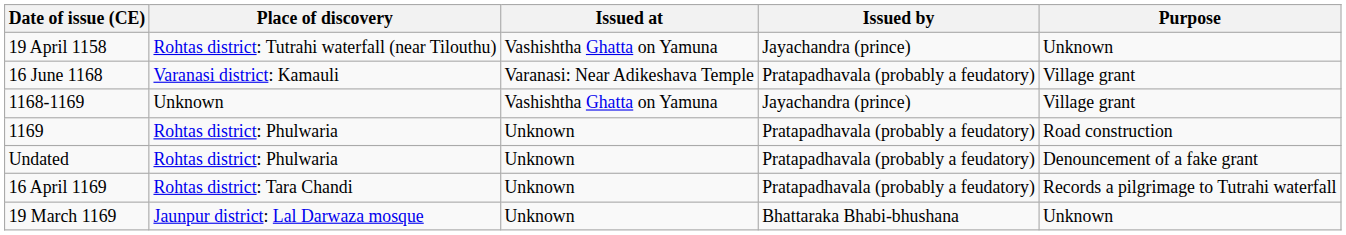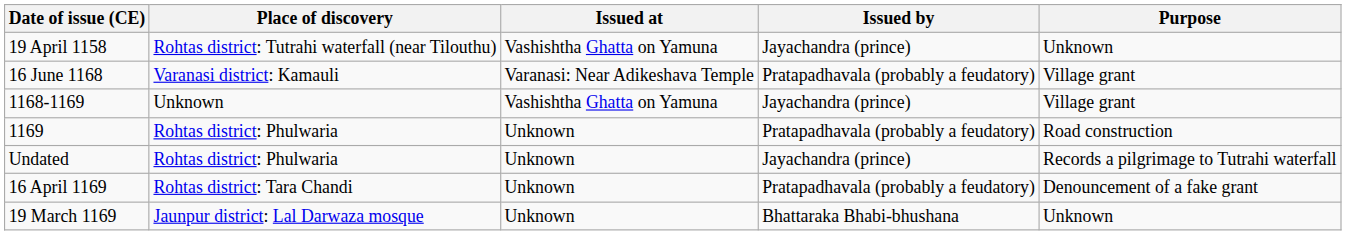(898, 159) Pratapadhavala (probably a feudatory) -> (836, 159) Jayachandra (prince)
(1151, 159) Denouncement of a fake grant -> (1190, 159) Records a pilgrimage to Tutrahi waterfall
(1190, 187) Records a pilgrimage to Tutrahi waterfall -> (1151, 187) Denouncement of a fake grant
